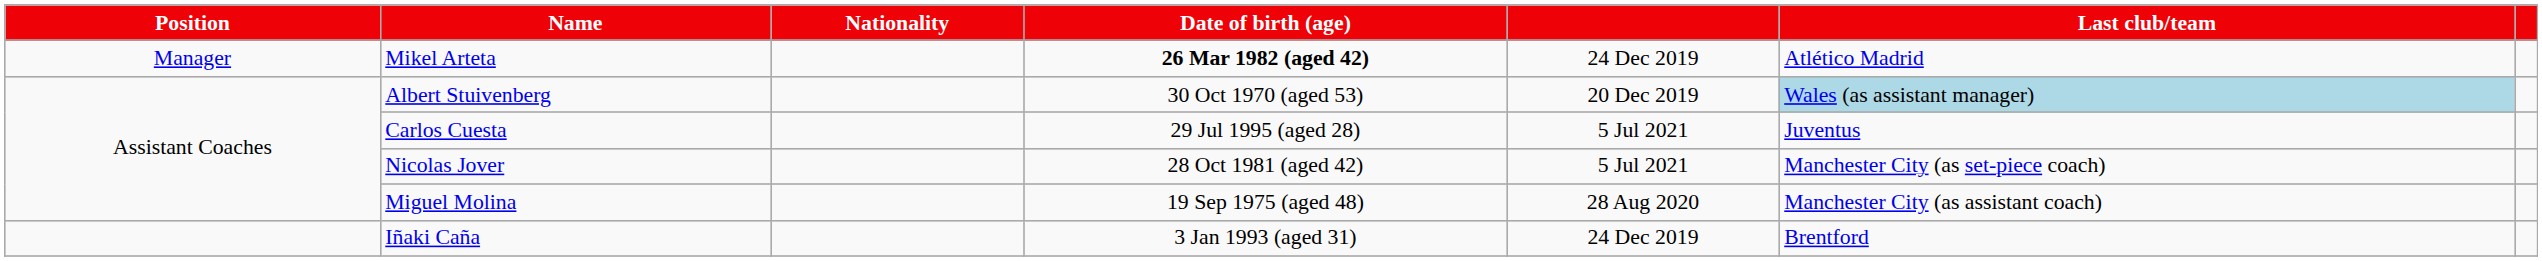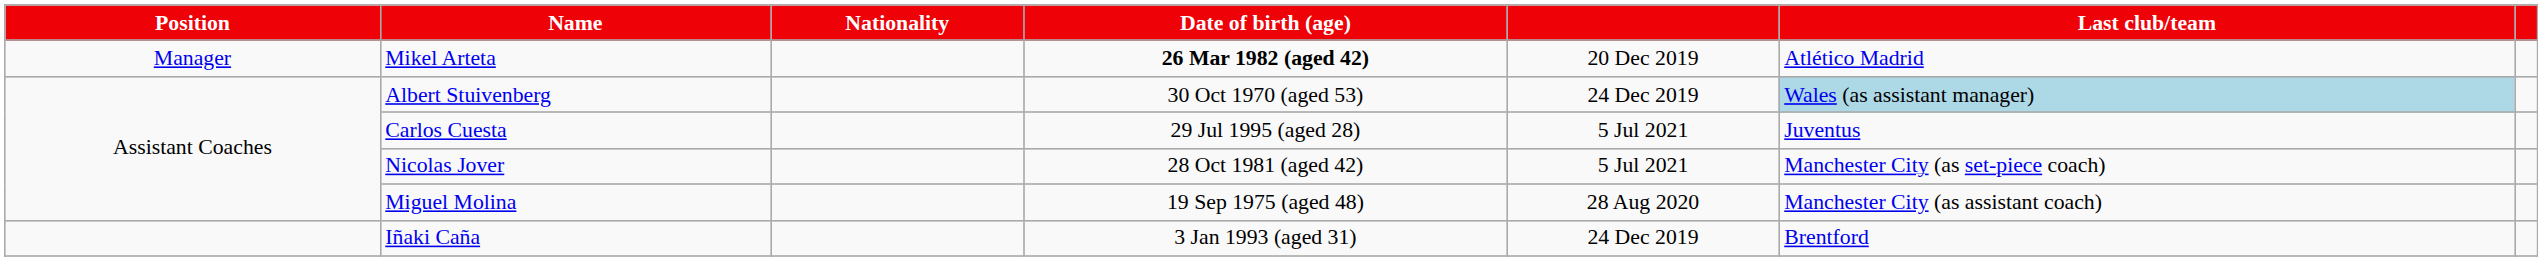(1643, 57) 24 Dec 2019 -> (1643, 57) 20 Dec 2019
(1643, 93) 20 Dec 2019 -> (1643, 93) 24 Dec 2019
